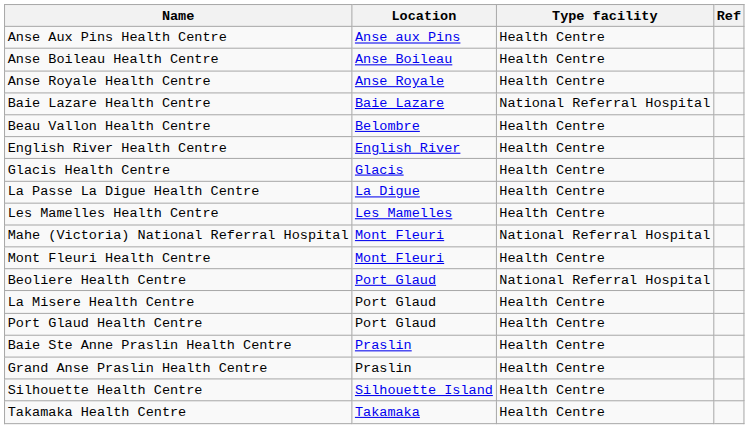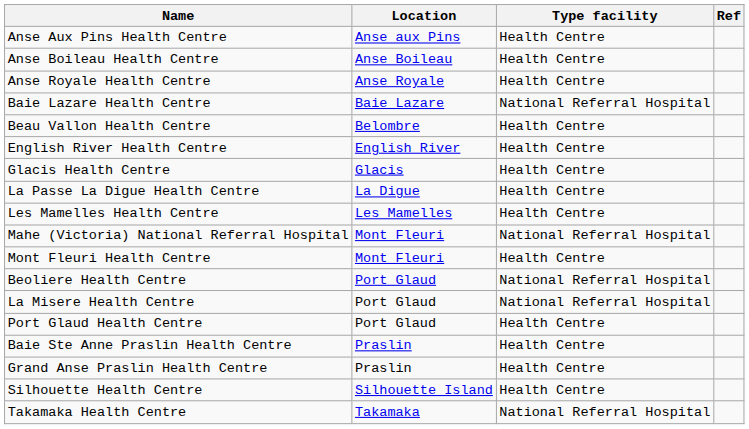(552, 302) Health Centre -> (605, 302) National Referral Hospital
(552, 412) Health Centre -> (605, 412) National Referral Hospital
